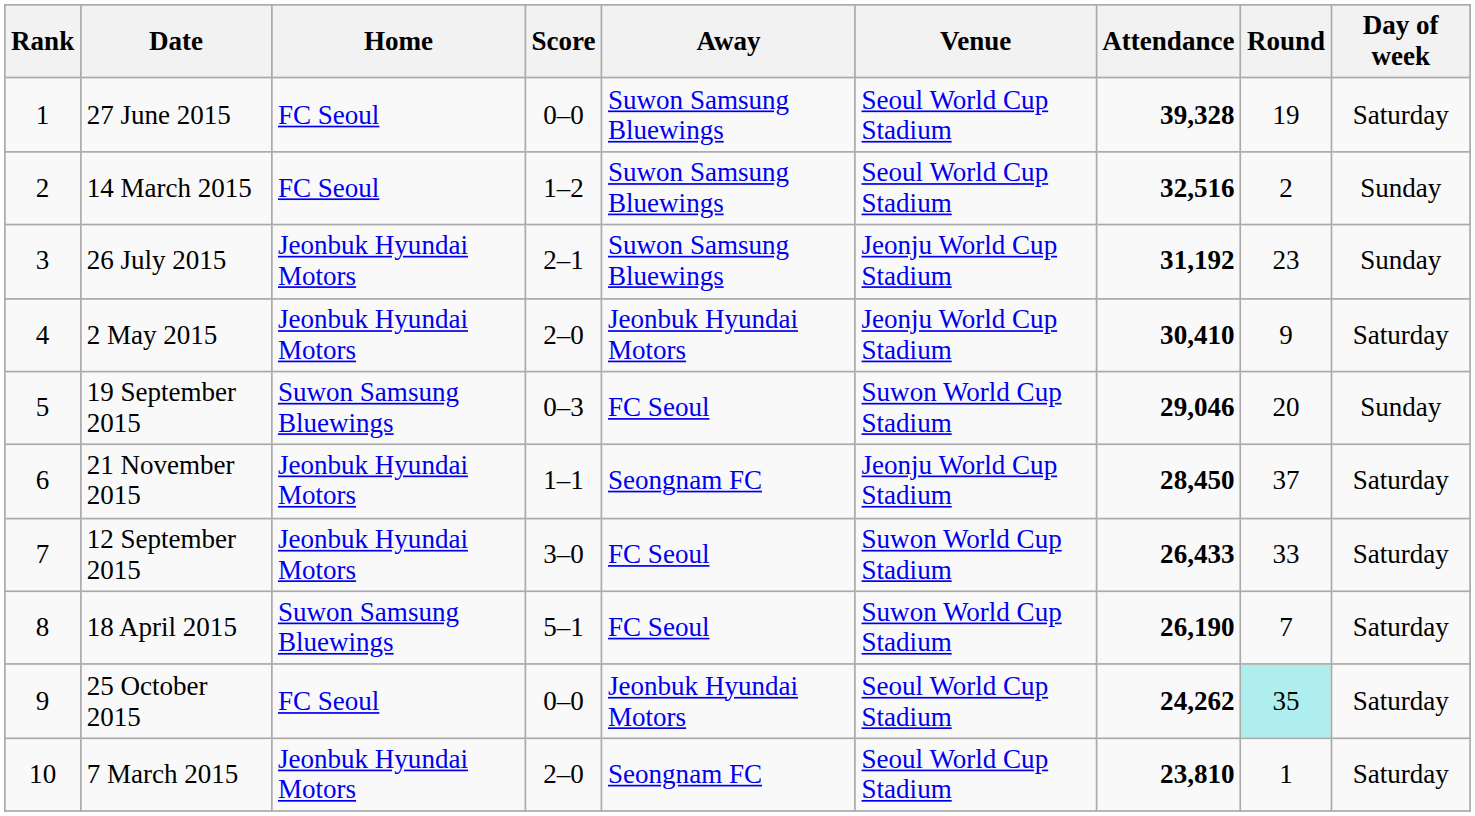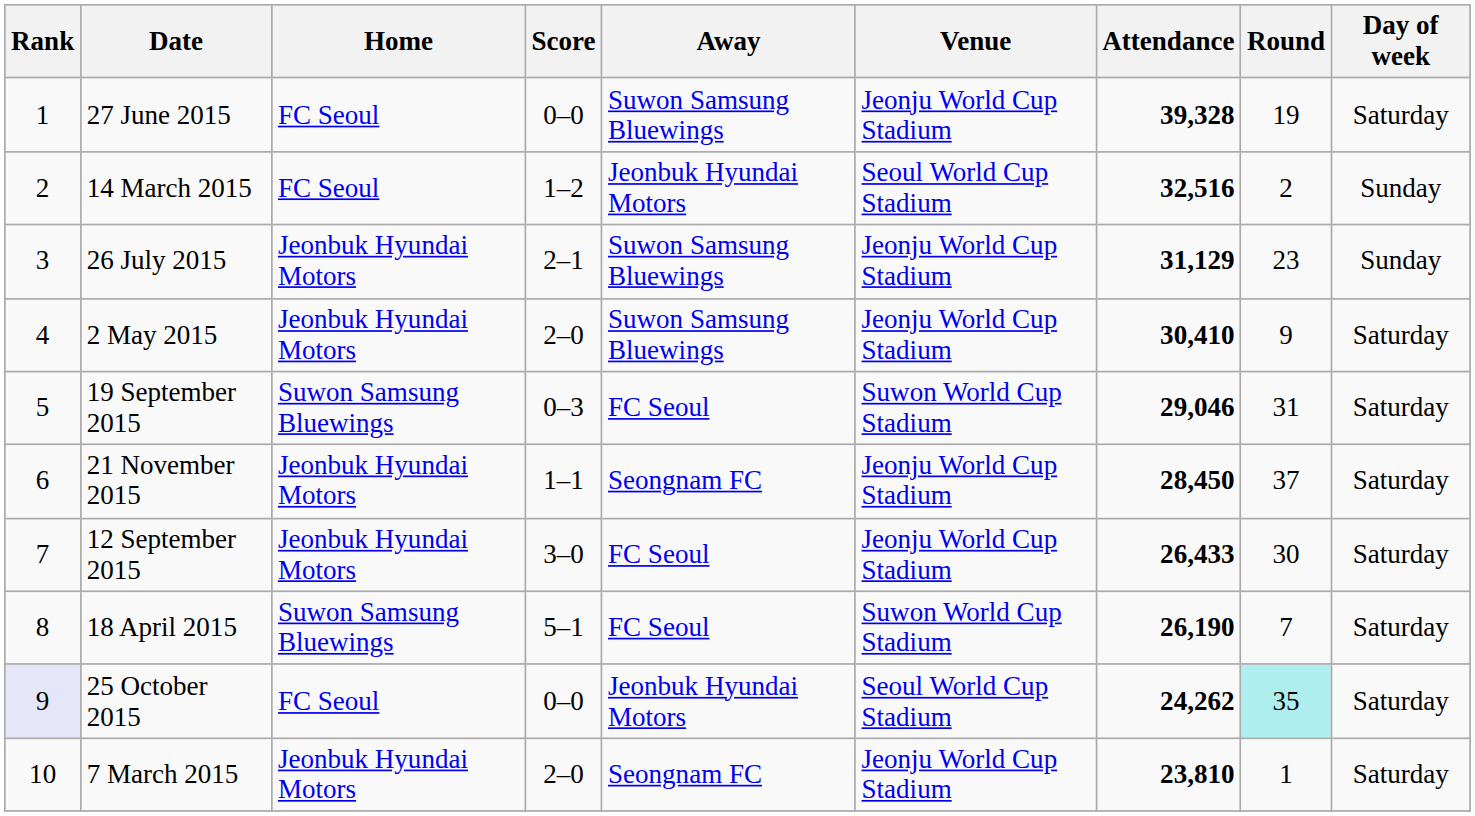(955, 114) Seoul World Cup Stadium -> (959, 114) Jeonju World Cup Stadium
(699, 187) Suwon Samsung Bluewings -> (703, 187) Jeonbuk Hyundai Motors
(1197, 261) 31,192 -> (1197, 261) 31,129
(703, 334) Jeonbuk Hyundai Motors -> (699, 334) Suwon Samsung Bluewings
(1286, 407) 20 -> (1286, 407) 31
(1401, 407) Sunday -> (1401, 407) Saturday
(962, 554) Suwon World Cup Stadium -> (959, 554) Jeonju World Cup Stadium
(1286, 554) 33 -> (1286, 554) 30
(43, 700) no background -> (43, 700) lavender background
(955, 774) Seoul World Cup Stadium -> (959, 774) Jeonju World Cup Stadium
